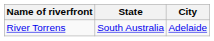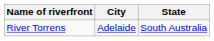columns swapped: (188, 12) <-> (131, 12)
